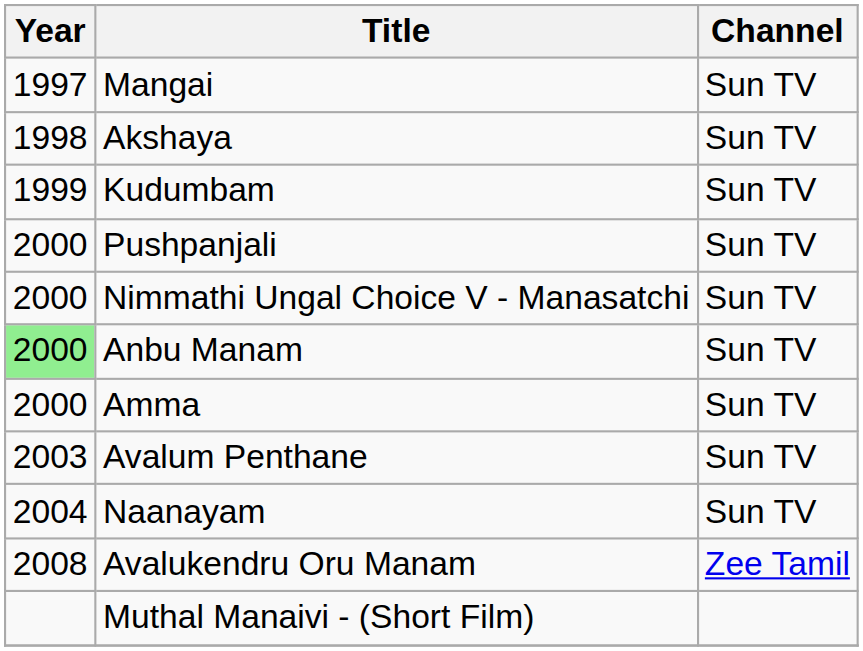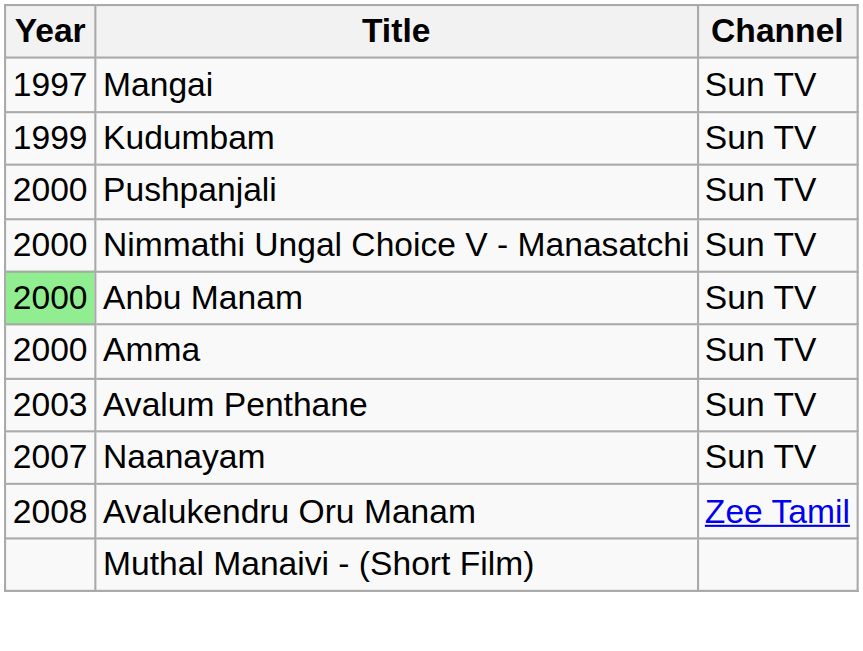- row: (167, 137)
(50, 510) 2004 -> (50, 457) 2007
